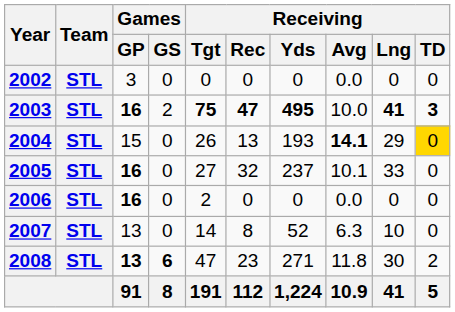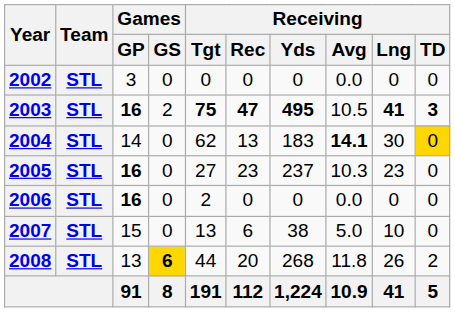(349, 110) 10.0 -> (349, 110) 10.5
(131, 140) 15 -> (131, 140) 14
(206, 140) 26 -> (206, 140) 62
(298, 140) 193 -> (298, 140) 183
(394, 140) 29 -> (394, 140) 30
(248, 170) 32 -> (248, 170) 23
(349, 170) 10.1 -> (349, 170) 10.3
(394, 170) 33 -> (394, 170) 23
(131, 230) 13 -> (131, 230) 15
(206, 230) 14 -> (206, 230) 13
(248, 230) 8 -> (248, 230) 6
(298, 230) 52 -> (298, 230) 38
(349, 230) 6.3 -> (349, 230) 5.0
(131, 261) bold -> (131, 261) normal
(167, 261) no background -> (167, 261) gold background
(206, 261) 47 -> (206, 261) 44
(248, 261) 23 -> (248, 261) 20
(298, 261) 271 -> (298, 261) 268
(394, 261) 30 -> (394, 261) 26
